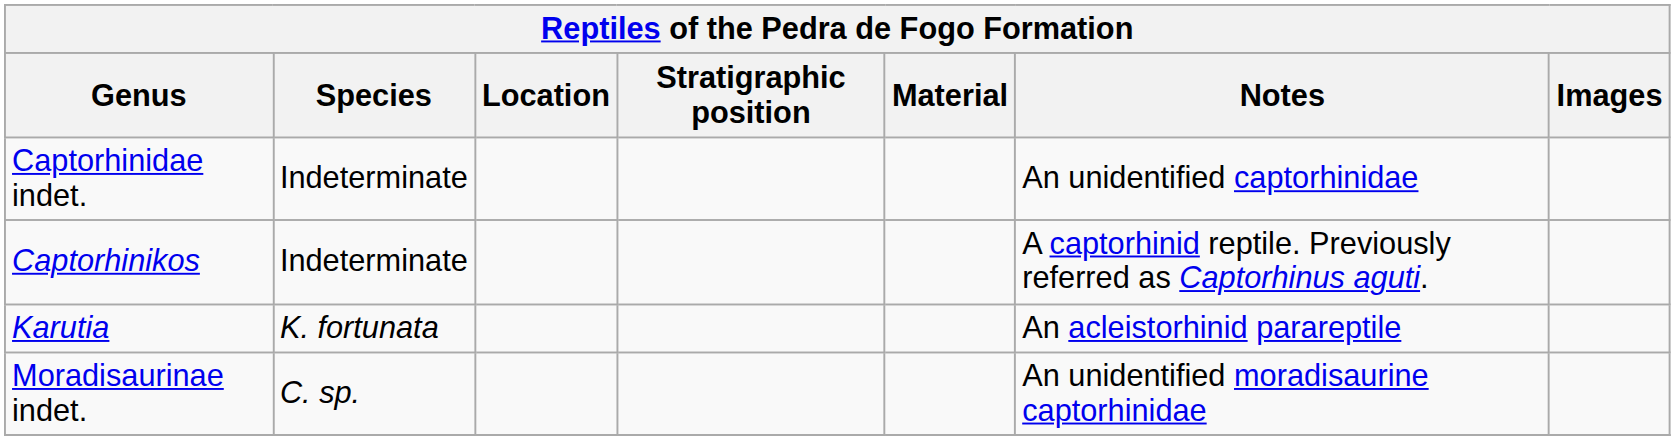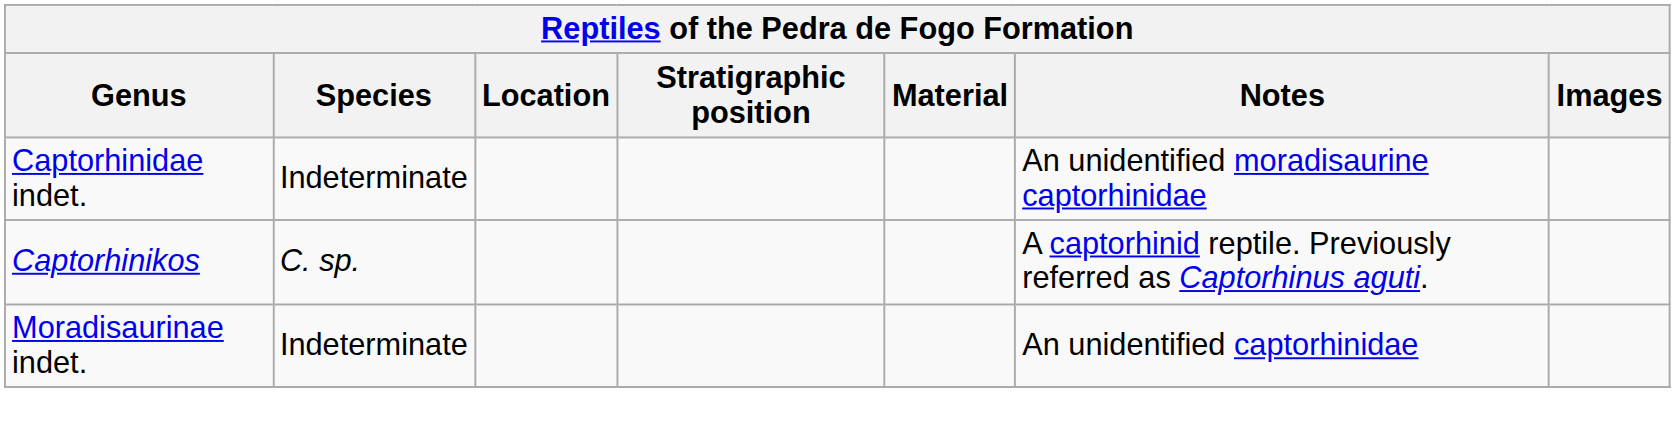(1220, 178) An unidentified captorhinidae -> (1225, 178) An unidentified moradisaurine captorhinidae
(374, 261) Indeterminate -> (320, 261) C. sp.
- row: (61, 327)
(320, 393) C. sp. -> (374, 344) Indeterminate
(1225, 393) An unidentified moradisaurine captorhinidae -> (1220, 344) An unidentified captorhinidae
